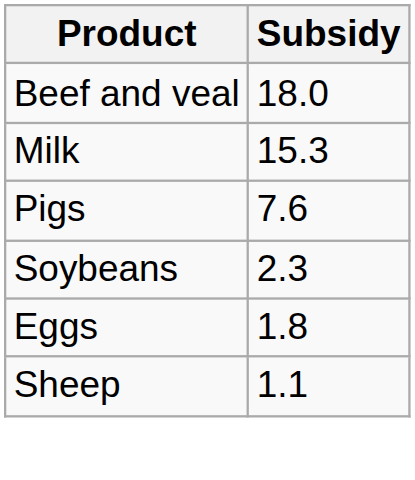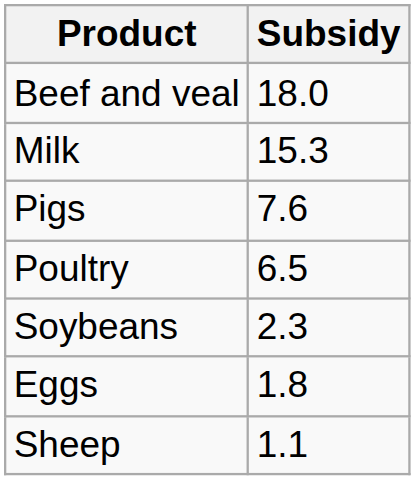+ row: (71, 268)
